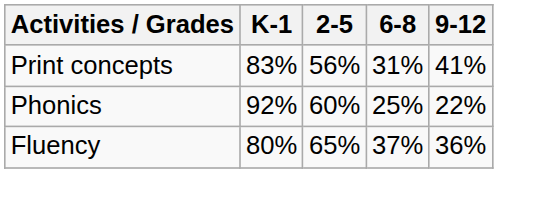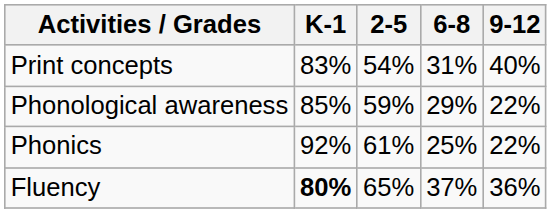(335, 65) 56% -> (389, 65) 54%
(461, 65) 41% -> (515, 65) 40%
+ row: (149, 106)
(335, 106) 60% -> (389, 146) 61%
(272, 146) normal -> (326, 187) bold
